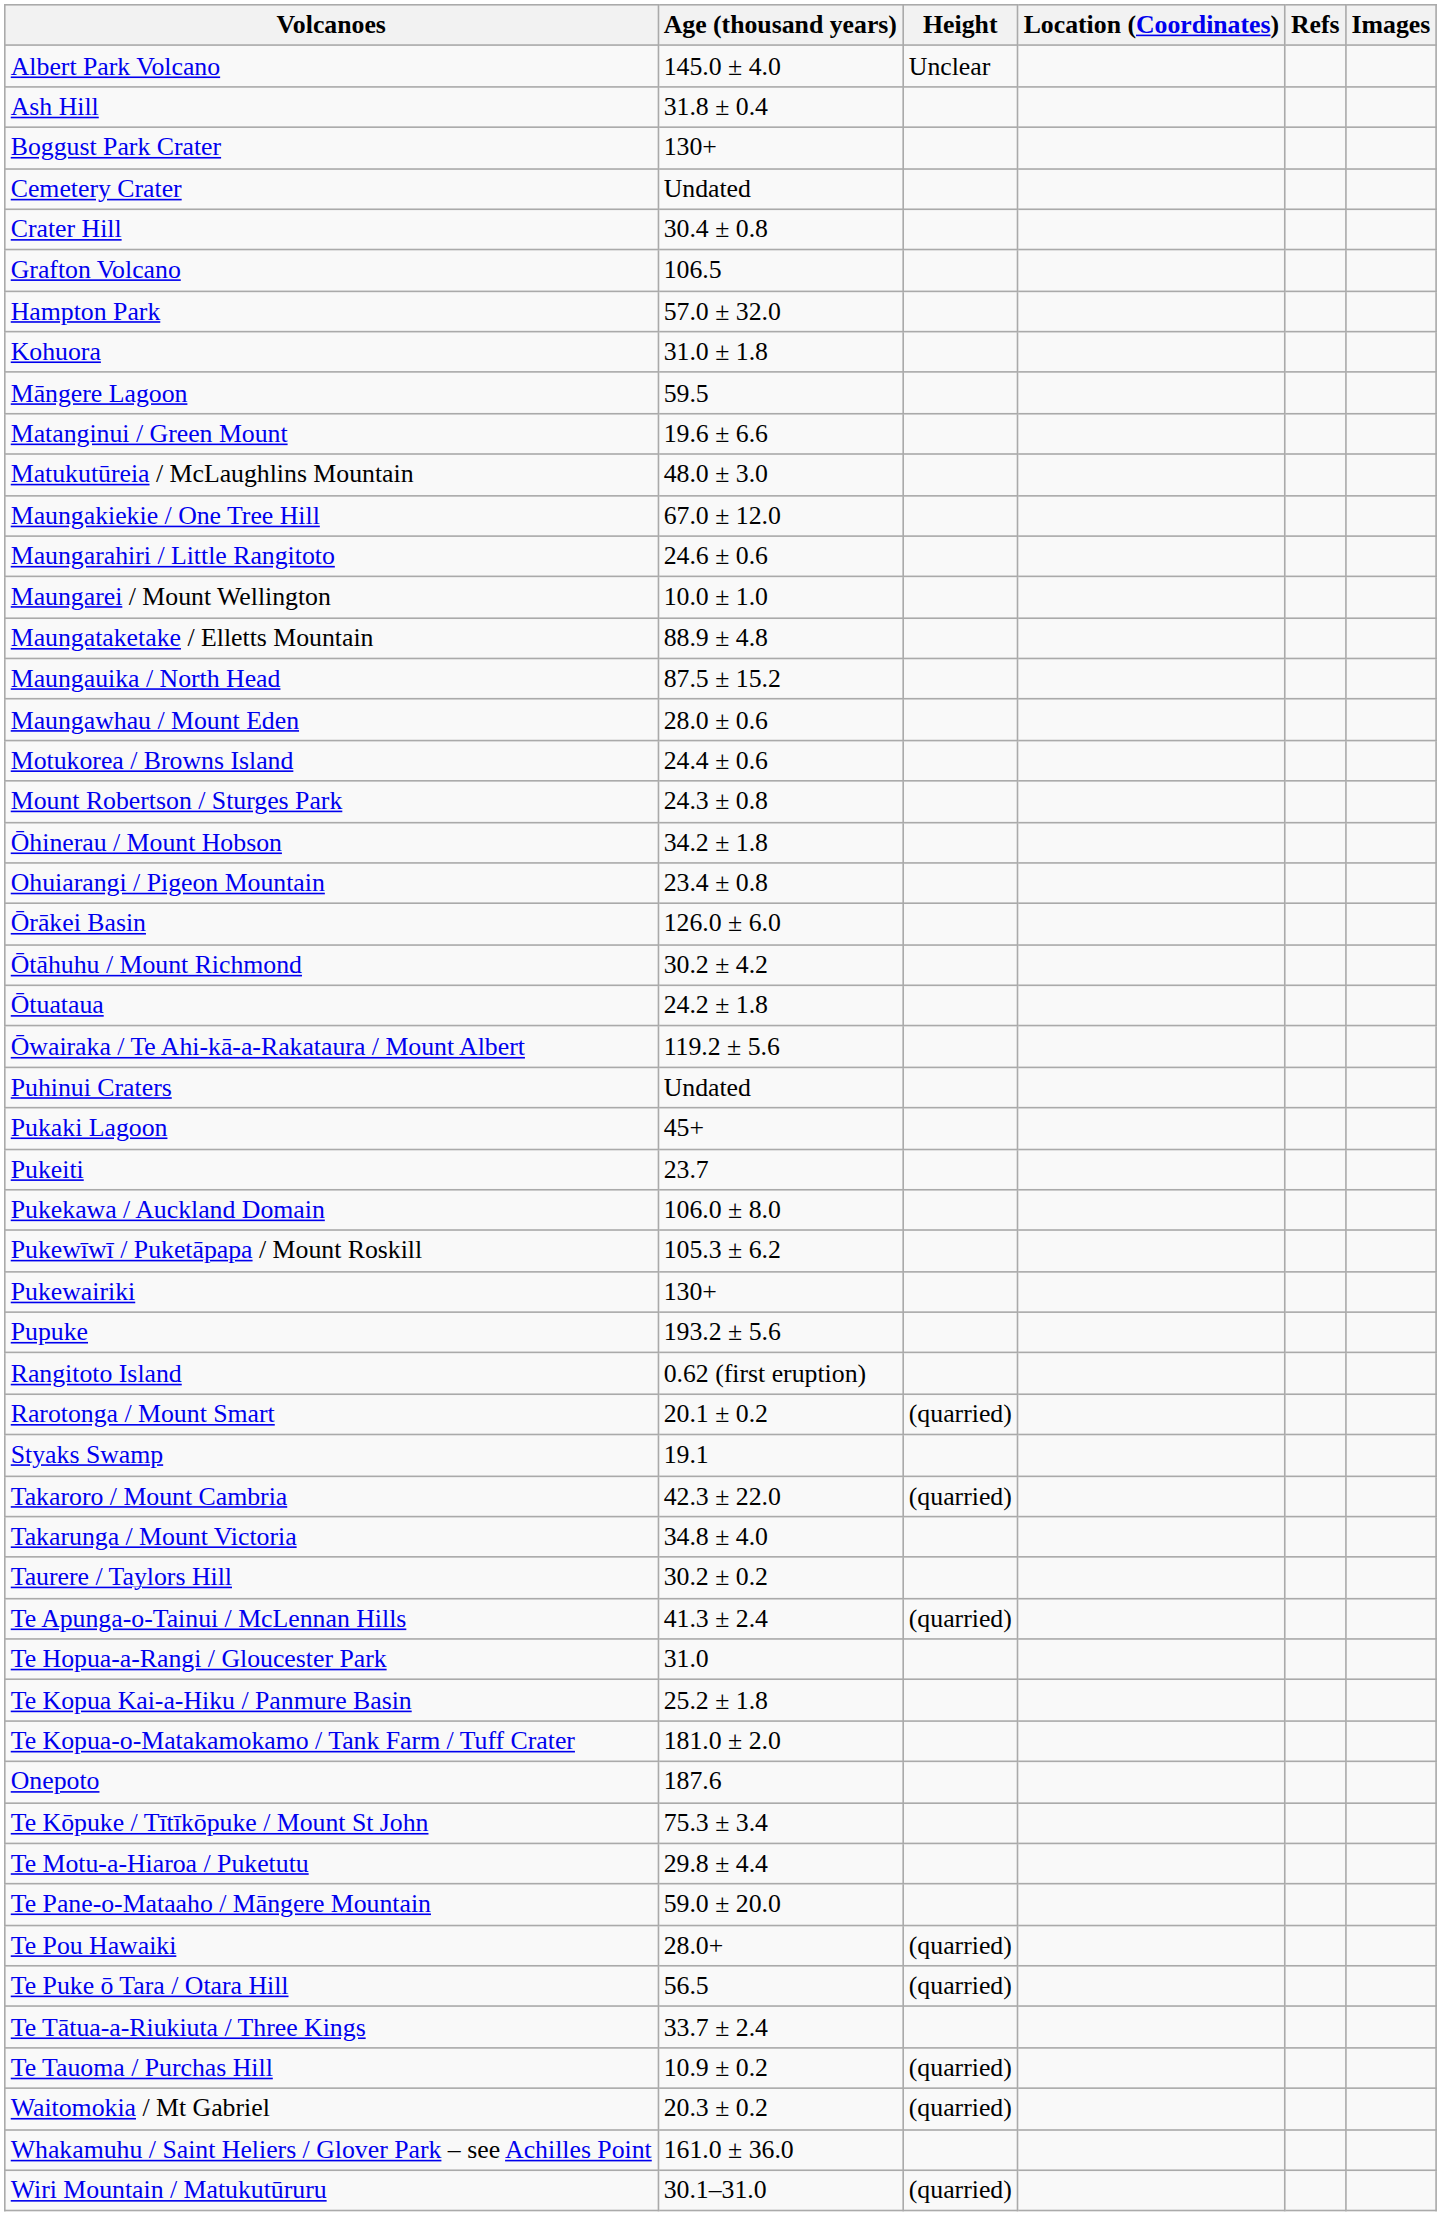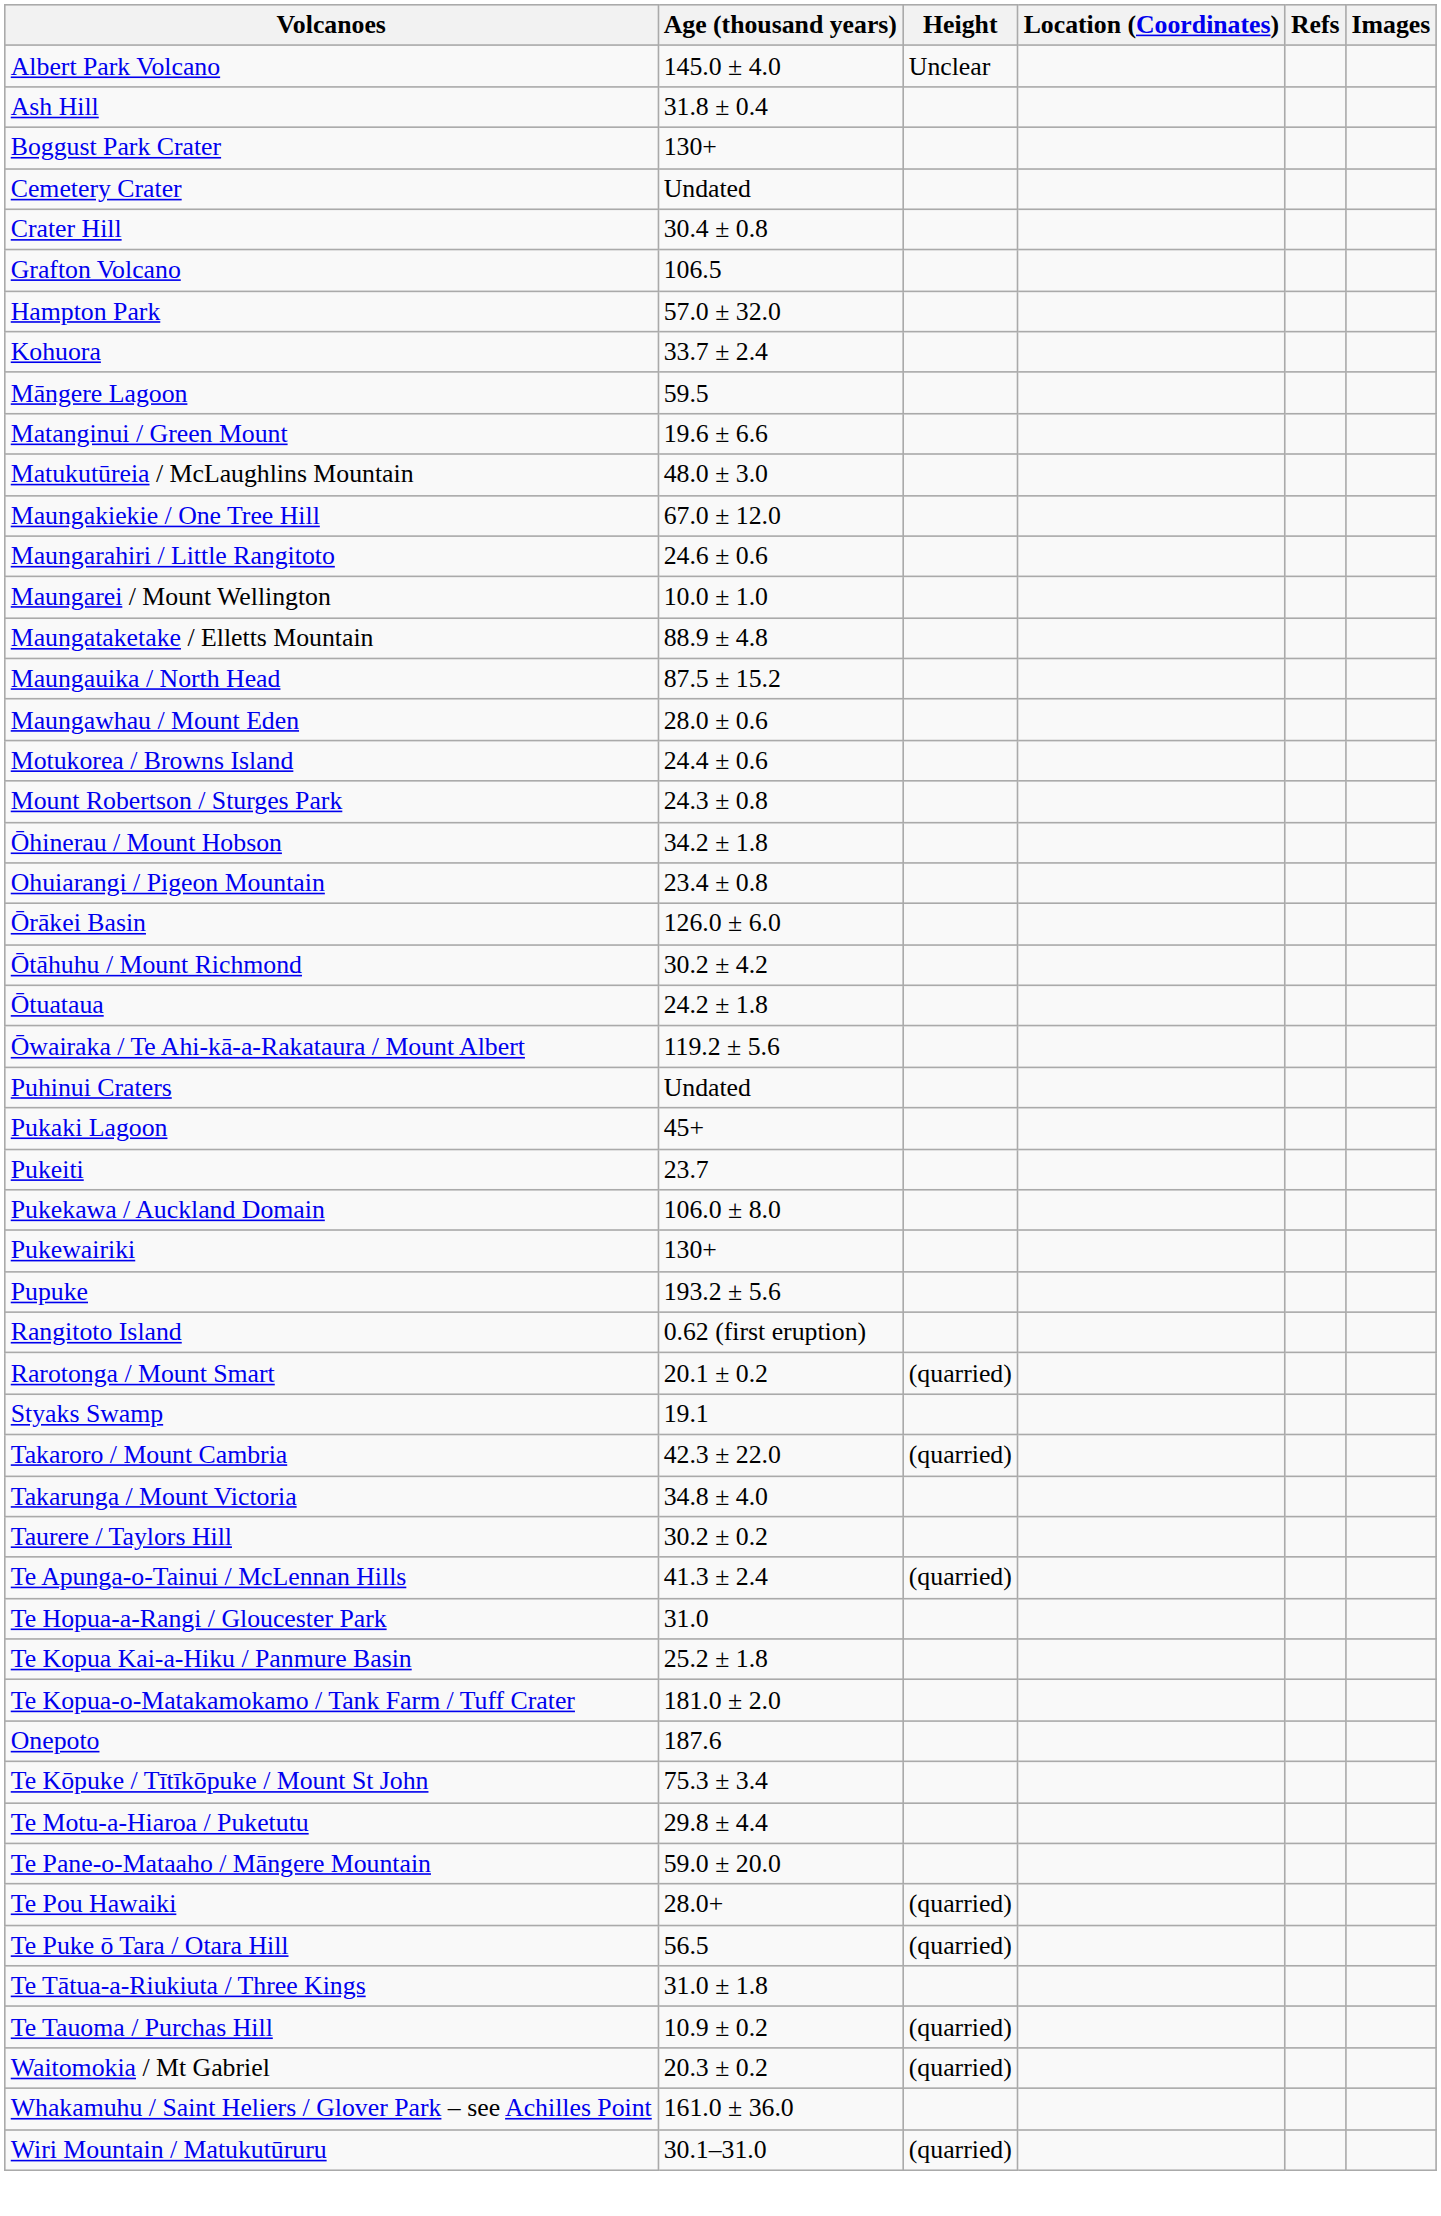(716, 351) 31.0 ± 1.8 -> (716, 351) 33.7 ± 2.4
- row: (216, 1250)
(716, 2026) 33.7 ± 2.4 -> (716, 1985) 31.0 ± 1.8
